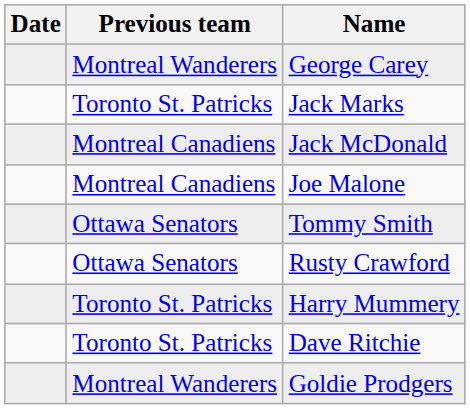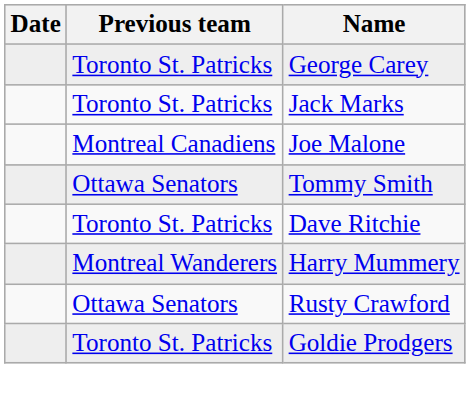(175, 64) Montreal Wanderers -> (172, 64) Toronto St. Patricks
- row: (368, 143)
rows swapped: (369, 263) <-> (355, 343)
(172, 303) Toronto St. Patricks -> (175, 263) Montreal Wanderers
(175, 382) Montreal Wanderers -> (172, 343) Toronto St. Patricks
